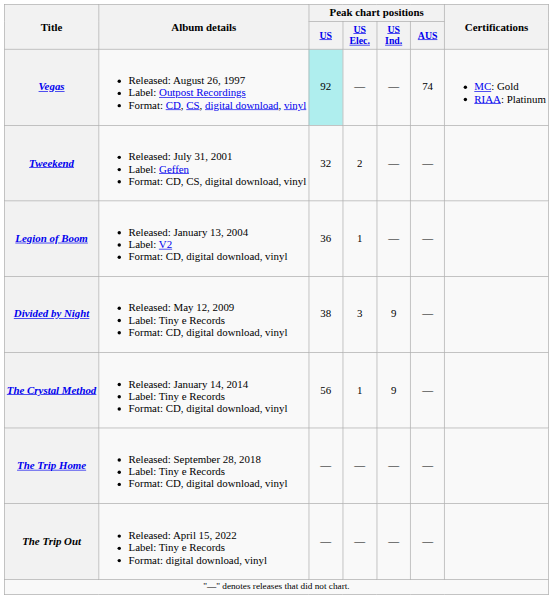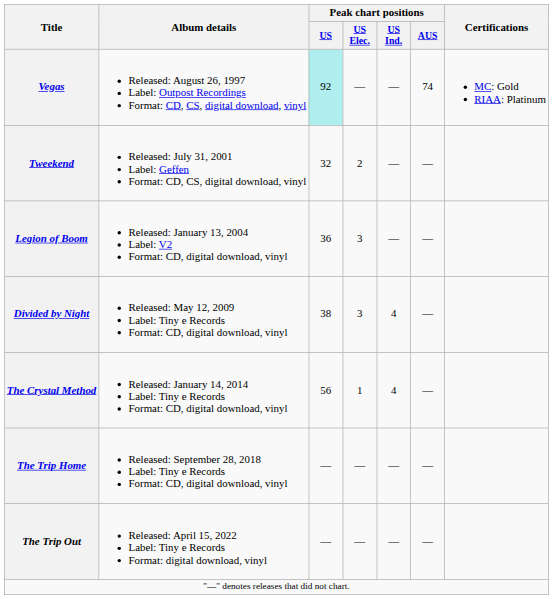(360, 238) 1 -> (360, 238) 3
(394, 314) 9 -> (394, 314) 4
(394, 390) 9 -> (394, 390) 4
